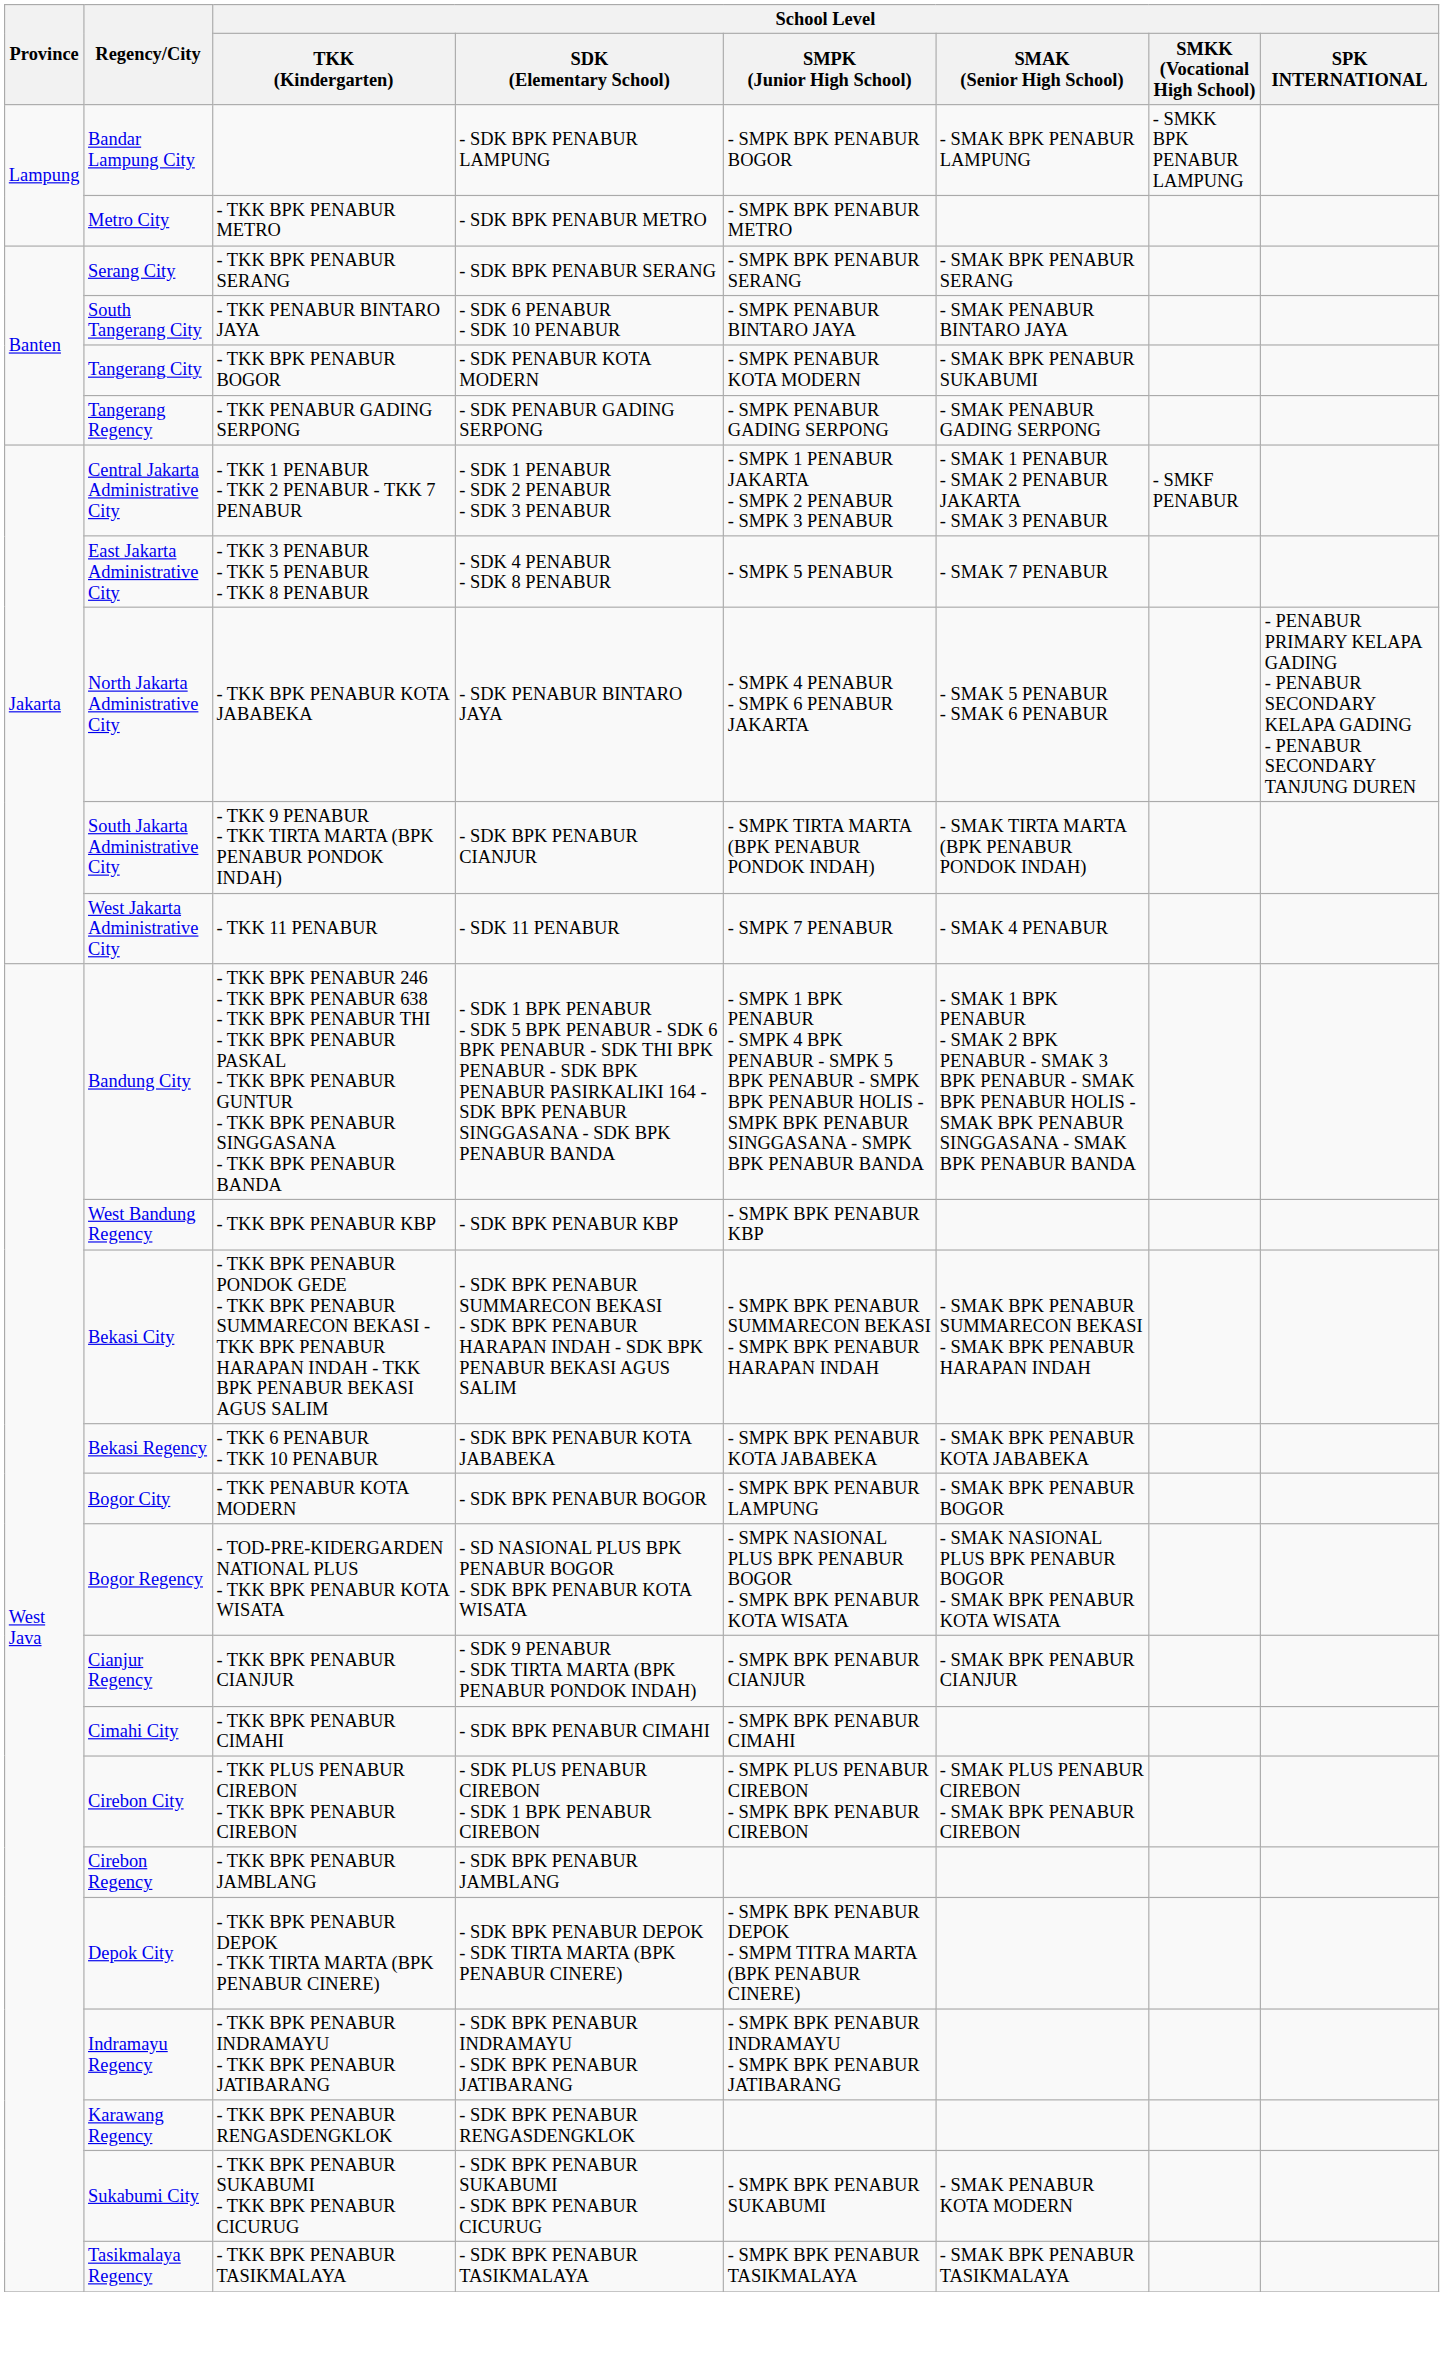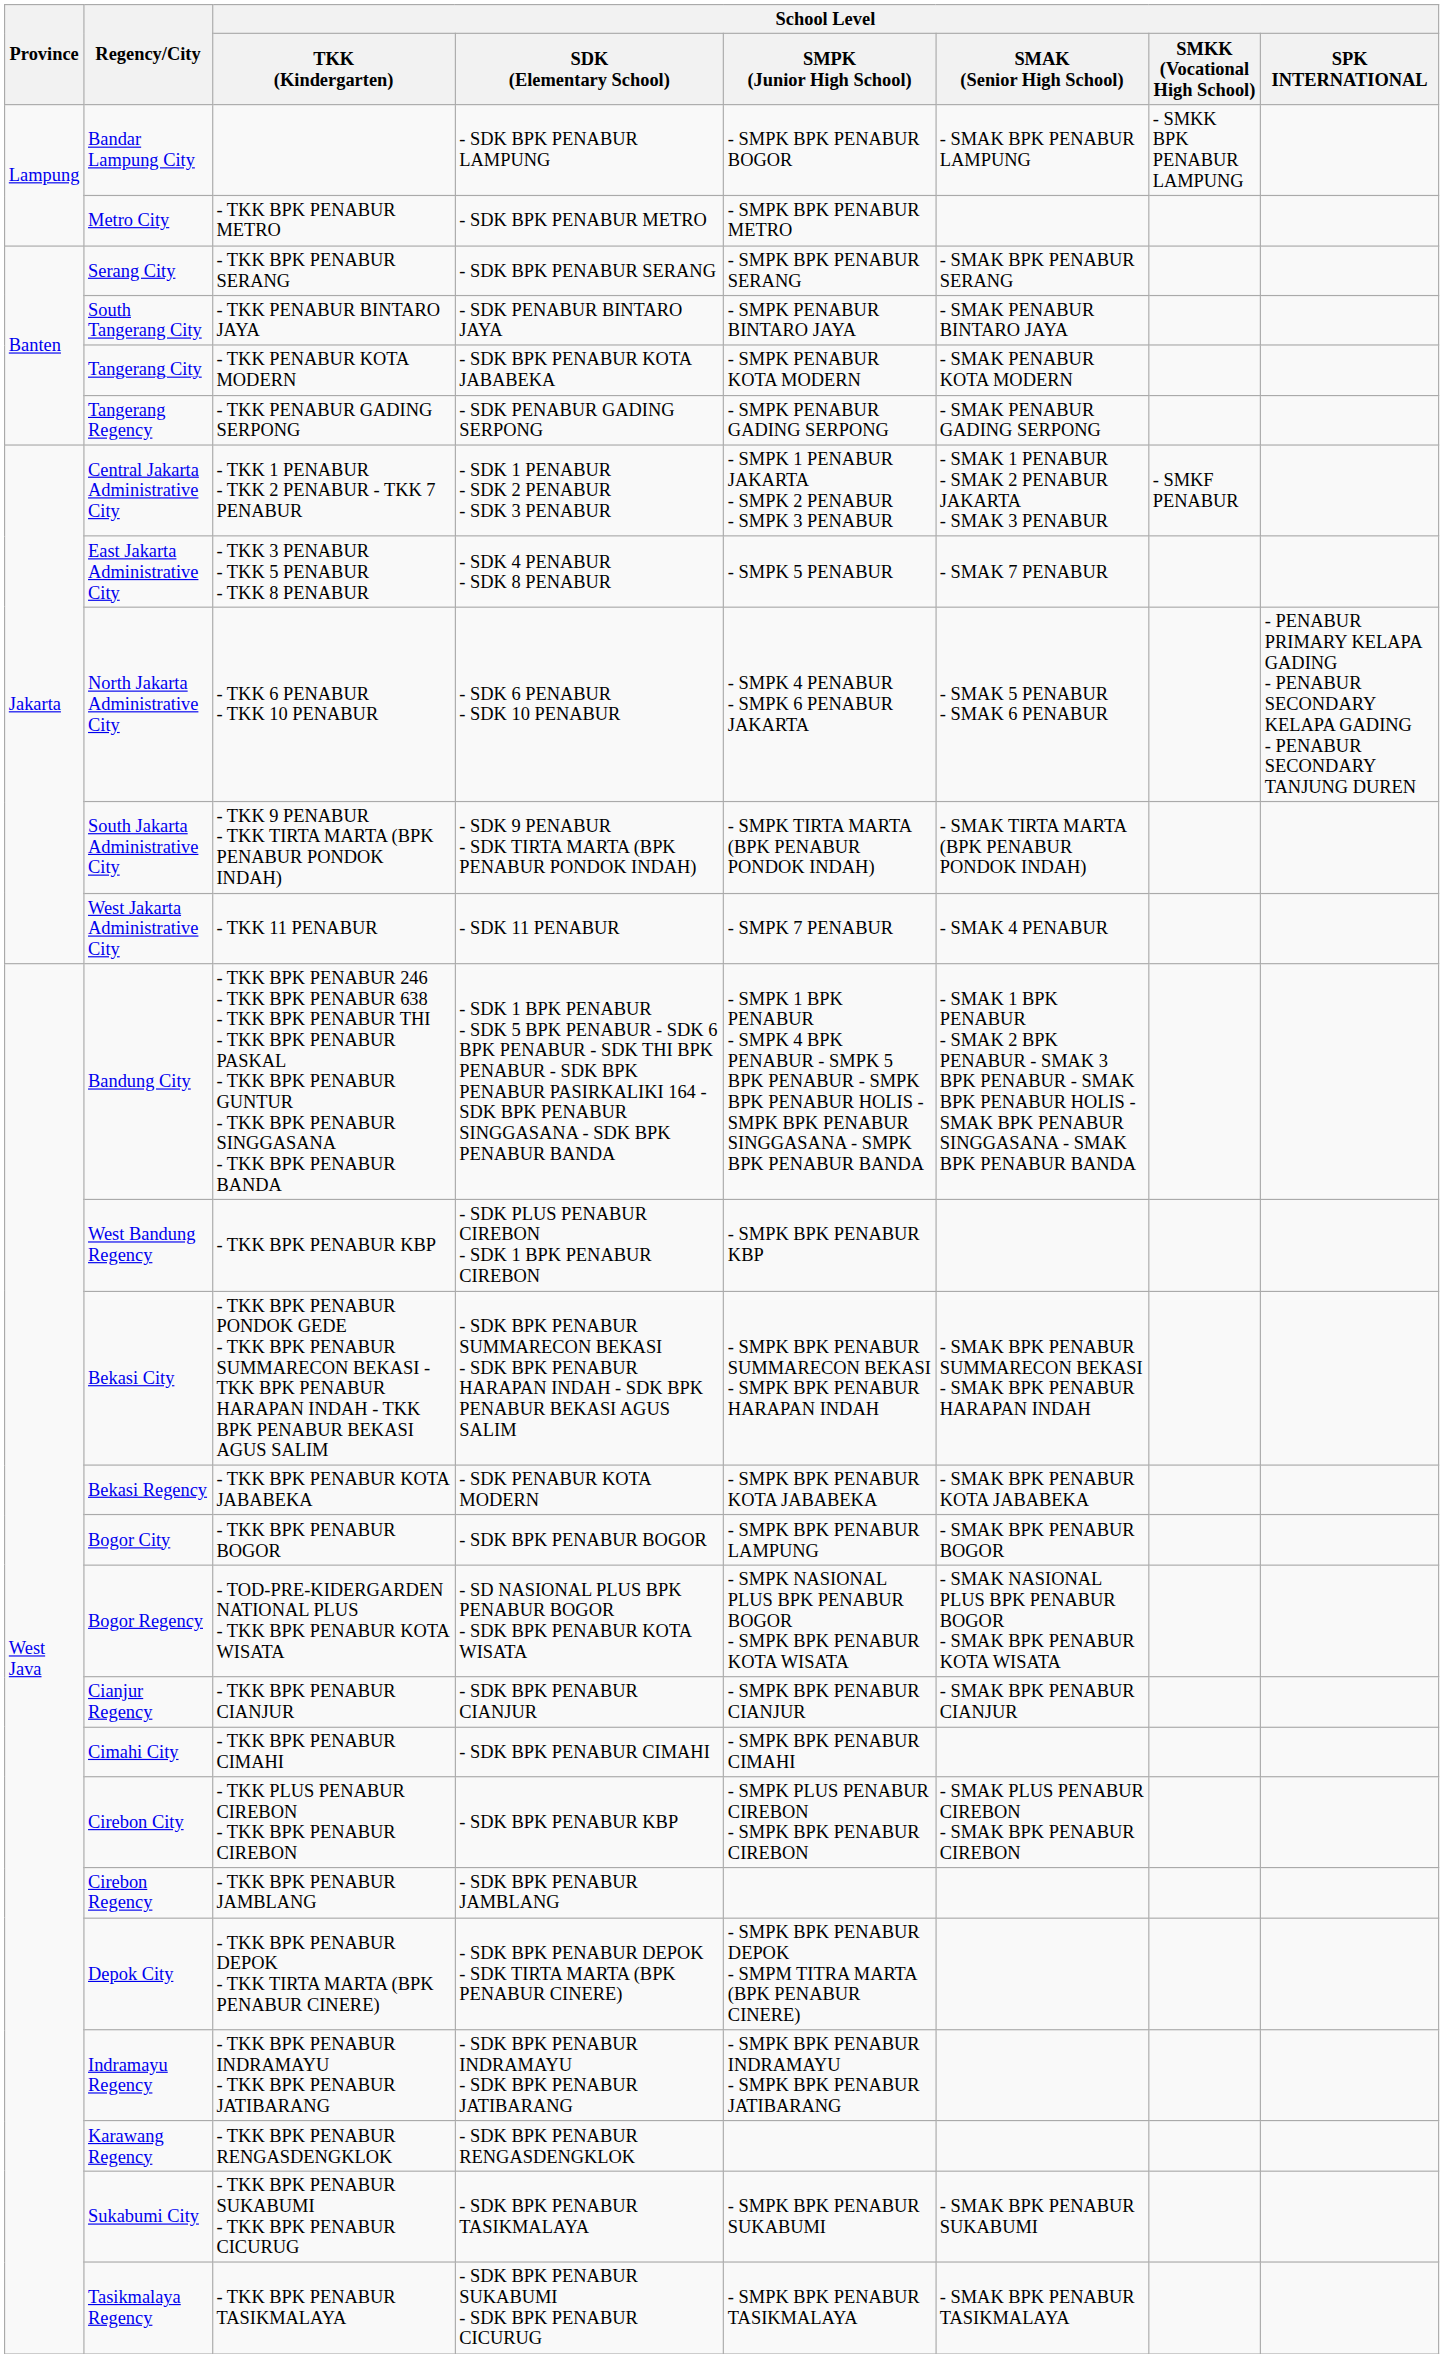(540, 320) - SDK 6 PENABUR - SDK 10 PENABUR -> (571, 320) - SDK PENABUR BINTARO JAYA
(306, 370) - TKK BPK PENABUR BOGOR -> (313, 370) - TKK PENABUR KOTA MODERN
(555, 370) - SDK PENABUR KOTA MODERN -> (576, 370) - SDK BPK PENABUR KOTA JABABEKA
(1037, 370) - SMAK BPK PENABUR SUKABUMI -> (1017, 370) - SMAK PENABUR KOTA MODERN
(333, 704) - TKK BPK PENABUR KOTA JABABEKA -> (297, 704) - TKK 6 PENABUR - TKK 10 PENABUR
(571, 704) - SDK PENABUR BINTARO JAYA -> (540, 704) - SDK 6 PENABUR - SDK 10 PENABUR
(549, 847) - SDK BPK PENABUR CIANJUR -> (578, 847) - SDK 9 PENABUR - SDK TIRTA MARTA (BPK PENABUR PONDOK INDAH)
(569, 1224) - SDK BPK PENABUR KBP -> (555, 1245) - SDK PLUS PENABUR CIREBON - SDK 1 BPK PENABUR CIREBON
(297, 1448) - TKK 6 PENABUR - TKK 10 PENABUR -> (333, 1489) - TKK BPK PENABUR KOTA JABABEKA
(576, 1448) - SDK BPK PENABUR KOTA JABABEKA -> (555, 1489) - SDK PENABUR KOTA MODERN
(313, 1498) - TKK PENABUR KOTA MODERN -> (306, 1539) - TKK BPK PENABUR BOGOR
(578, 1670) - SDK 9 PENABUR - SDK TIRTA MARTA (BPK PENABUR PONDOK INDAH) -> (549, 1701) - SDK BPK PENABUR CIANJUR
(555, 1801) - SDK PLUS PENABUR CIREBON - SDK 1 BPK PENABUR CIREBON -> (569, 1822) - SDK BPK PENABUR KBP
(549, 2195) - SDK BPK PENABUR SUKABUMI - SDK BPK PENABUR CICURUG -> (549, 2216) - SDK BPK PENABUR TASIKMALAYA
(1017, 2195) - SMAK PENABUR KOTA MODERN -> (1037, 2216) - SMAK BPK PENABUR SUKABUMI
(549, 2266) - SDK BPK PENABUR TASIKMALAYA -> (549, 2307) - SDK BPK PENABUR SUKABUMI - SDK BPK PENABUR CICURUG
